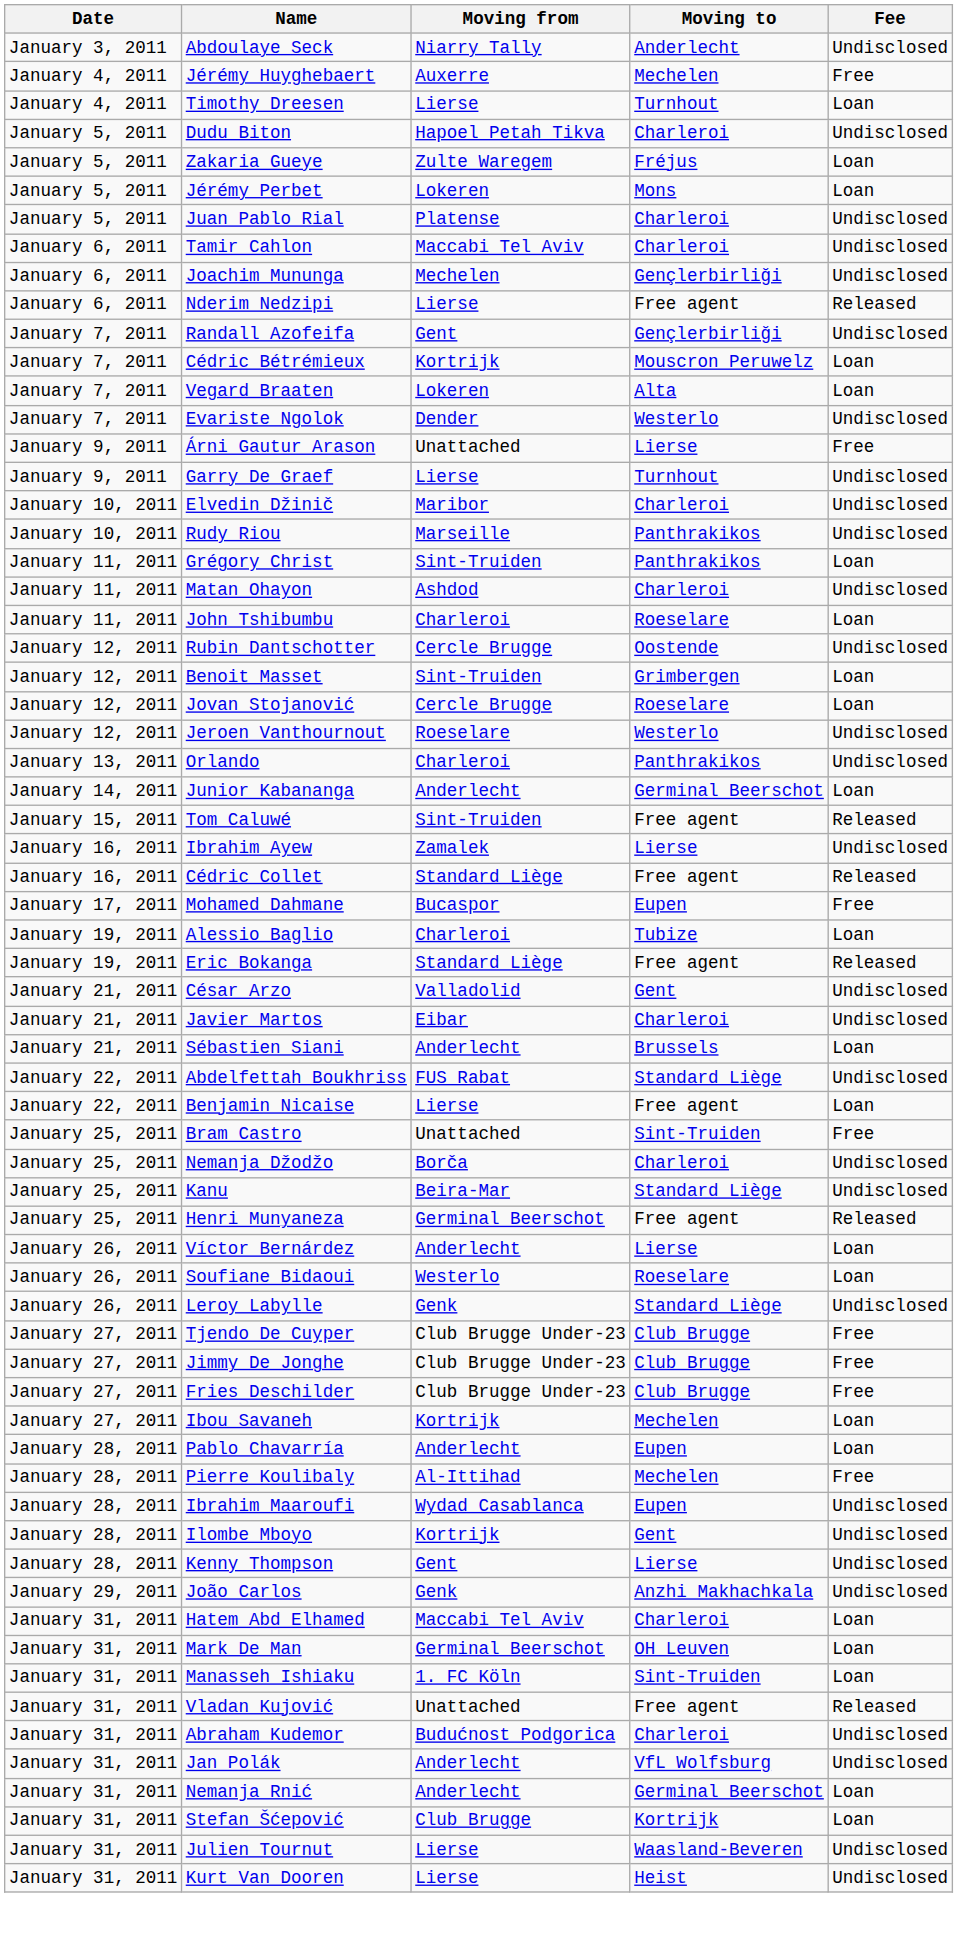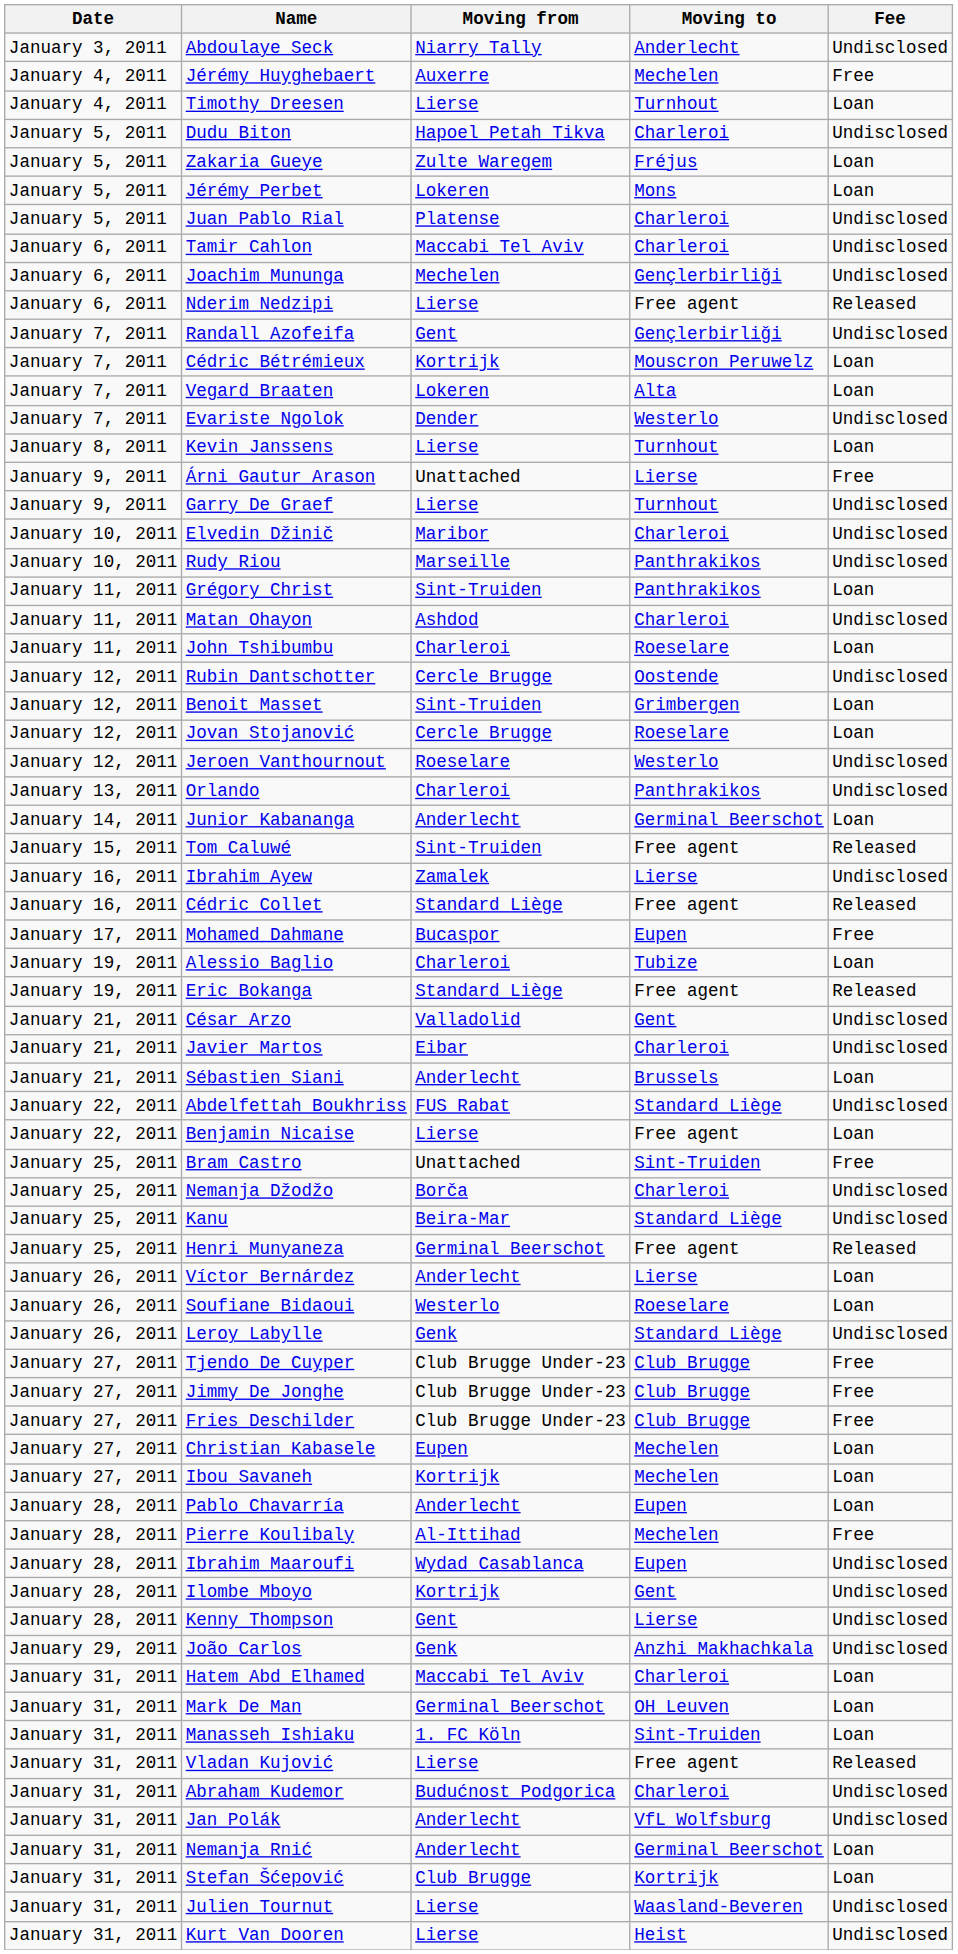+ row: (259, 448)
+ row: (281, 1449)
(468, 1707) Unattached -> (447, 1764) Lierse
